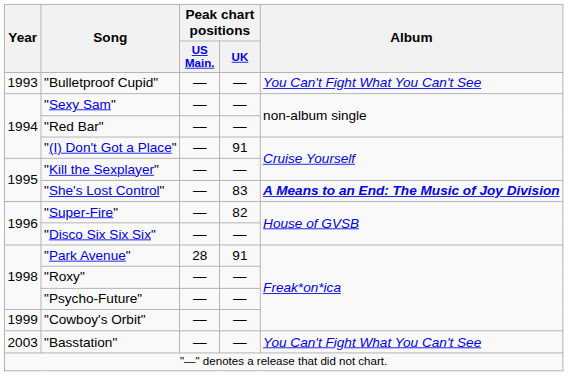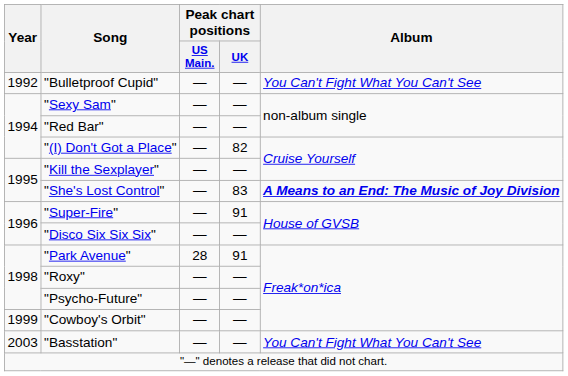(23, 83) 1993 -> (23, 83) 1992
(240, 147) 91 -> (240, 147) 82
(240, 212) 82 -> (240, 212) 91
